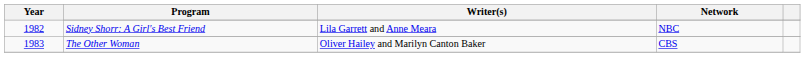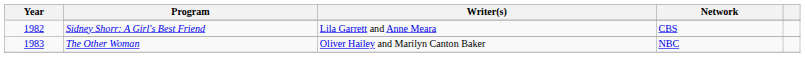(669, 28) NBC -> (668, 28) CBS
(668, 44) CBS -> (669, 44) NBC
